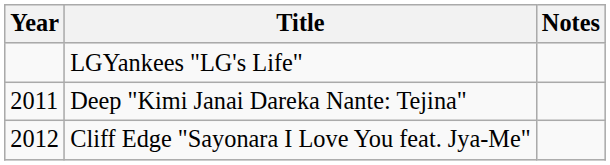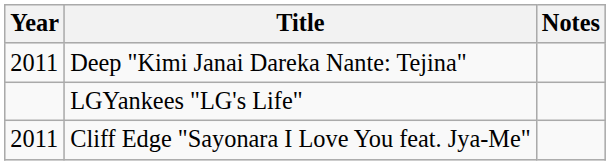rows swapped: (186, 62) <-> (268, 100)
(35, 139) 2012 -> (34, 139) 2011
